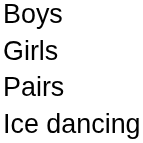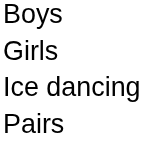rows swapped: (34, 87) <-> (72, 124)
